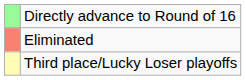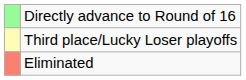rows swapped: (131, 63) <-> (59, 39)
